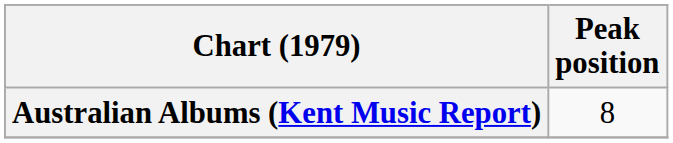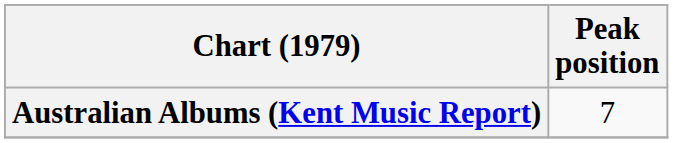(607, 112) 8 -> (607, 112) 7
